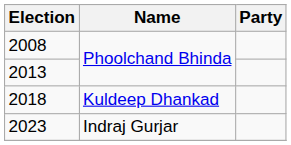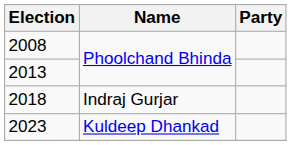(151, 99) Kuldeep Dhankad -> (131, 99) Indraj Gurjar
(131, 126) Indraj Gurjar -> (151, 126) Kuldeep Dhankad
